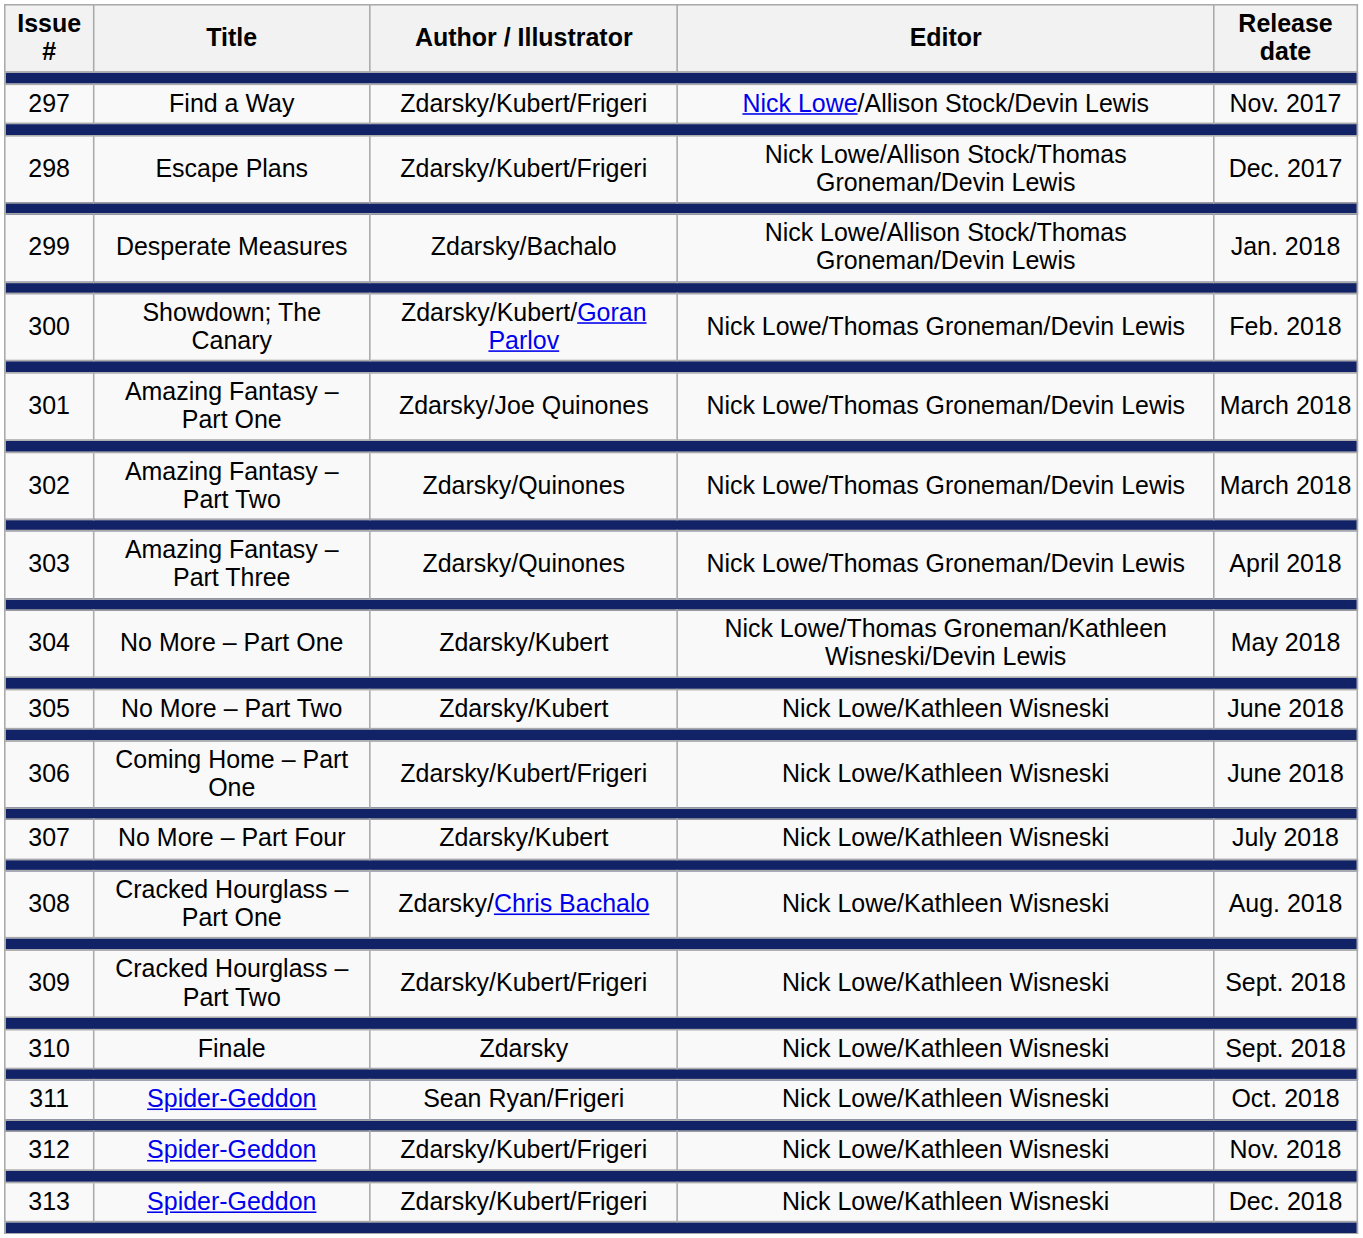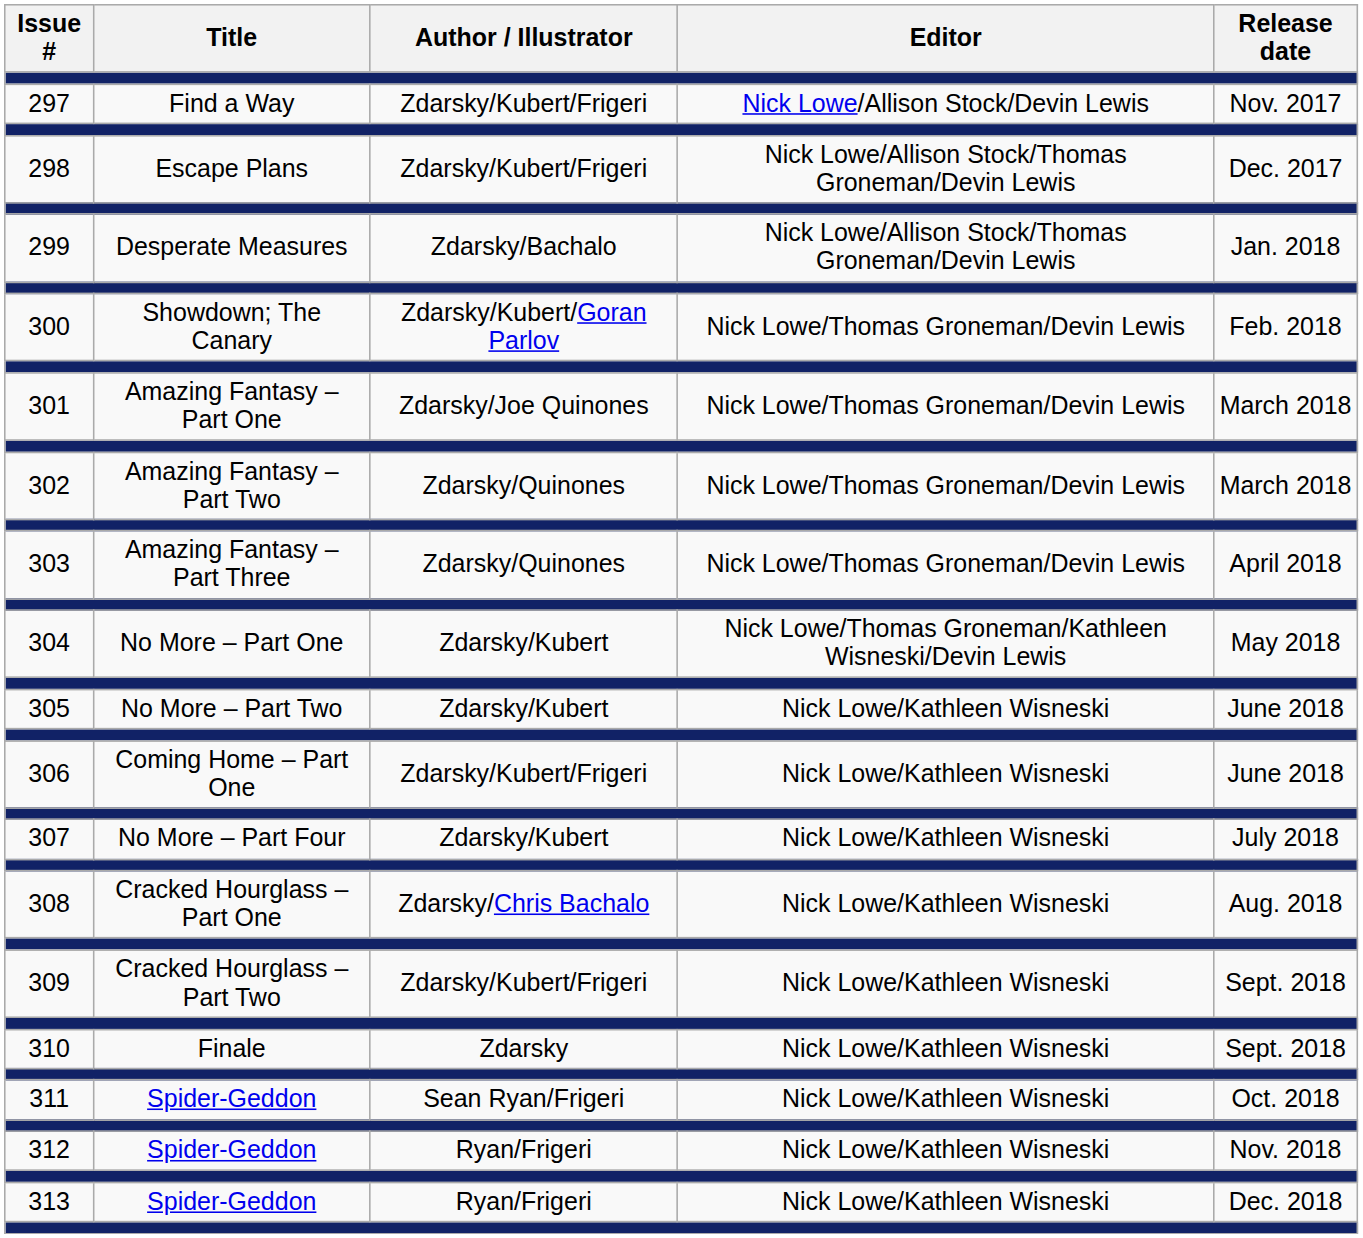(524, 1150) Zdarsky/Kubert/Frigeri -> (524, 1150) Ryan/Frigeri
(524, 1201) Zdarsky/Kubert/Frigeri -> (524, 1201) Ryan/Frigeri
